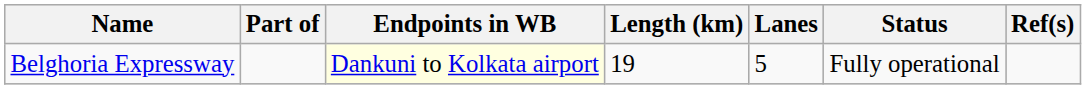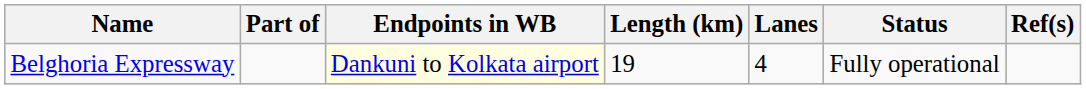(761, 63) 5 -> (761, 63) 4
